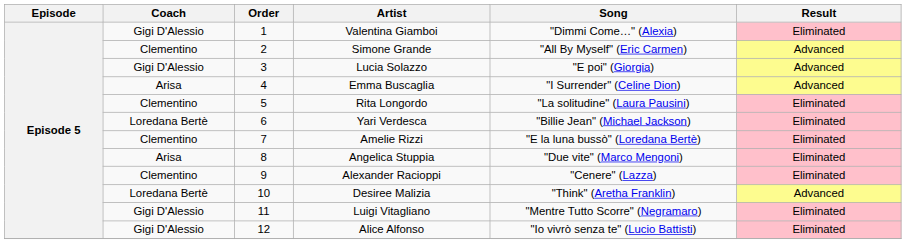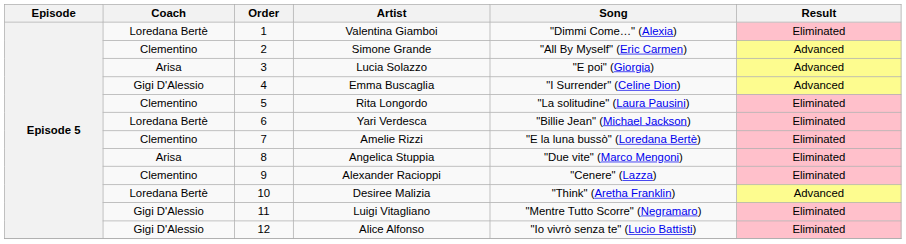(169, 31) Gigi D'Alessio -> (169, 31) Loredana Bertè
(169, 67) Gigi D'Alessio -> (169, 67) Arisa
(169, 85) Arisa -> (169, 85) Gigi D'Alessio
